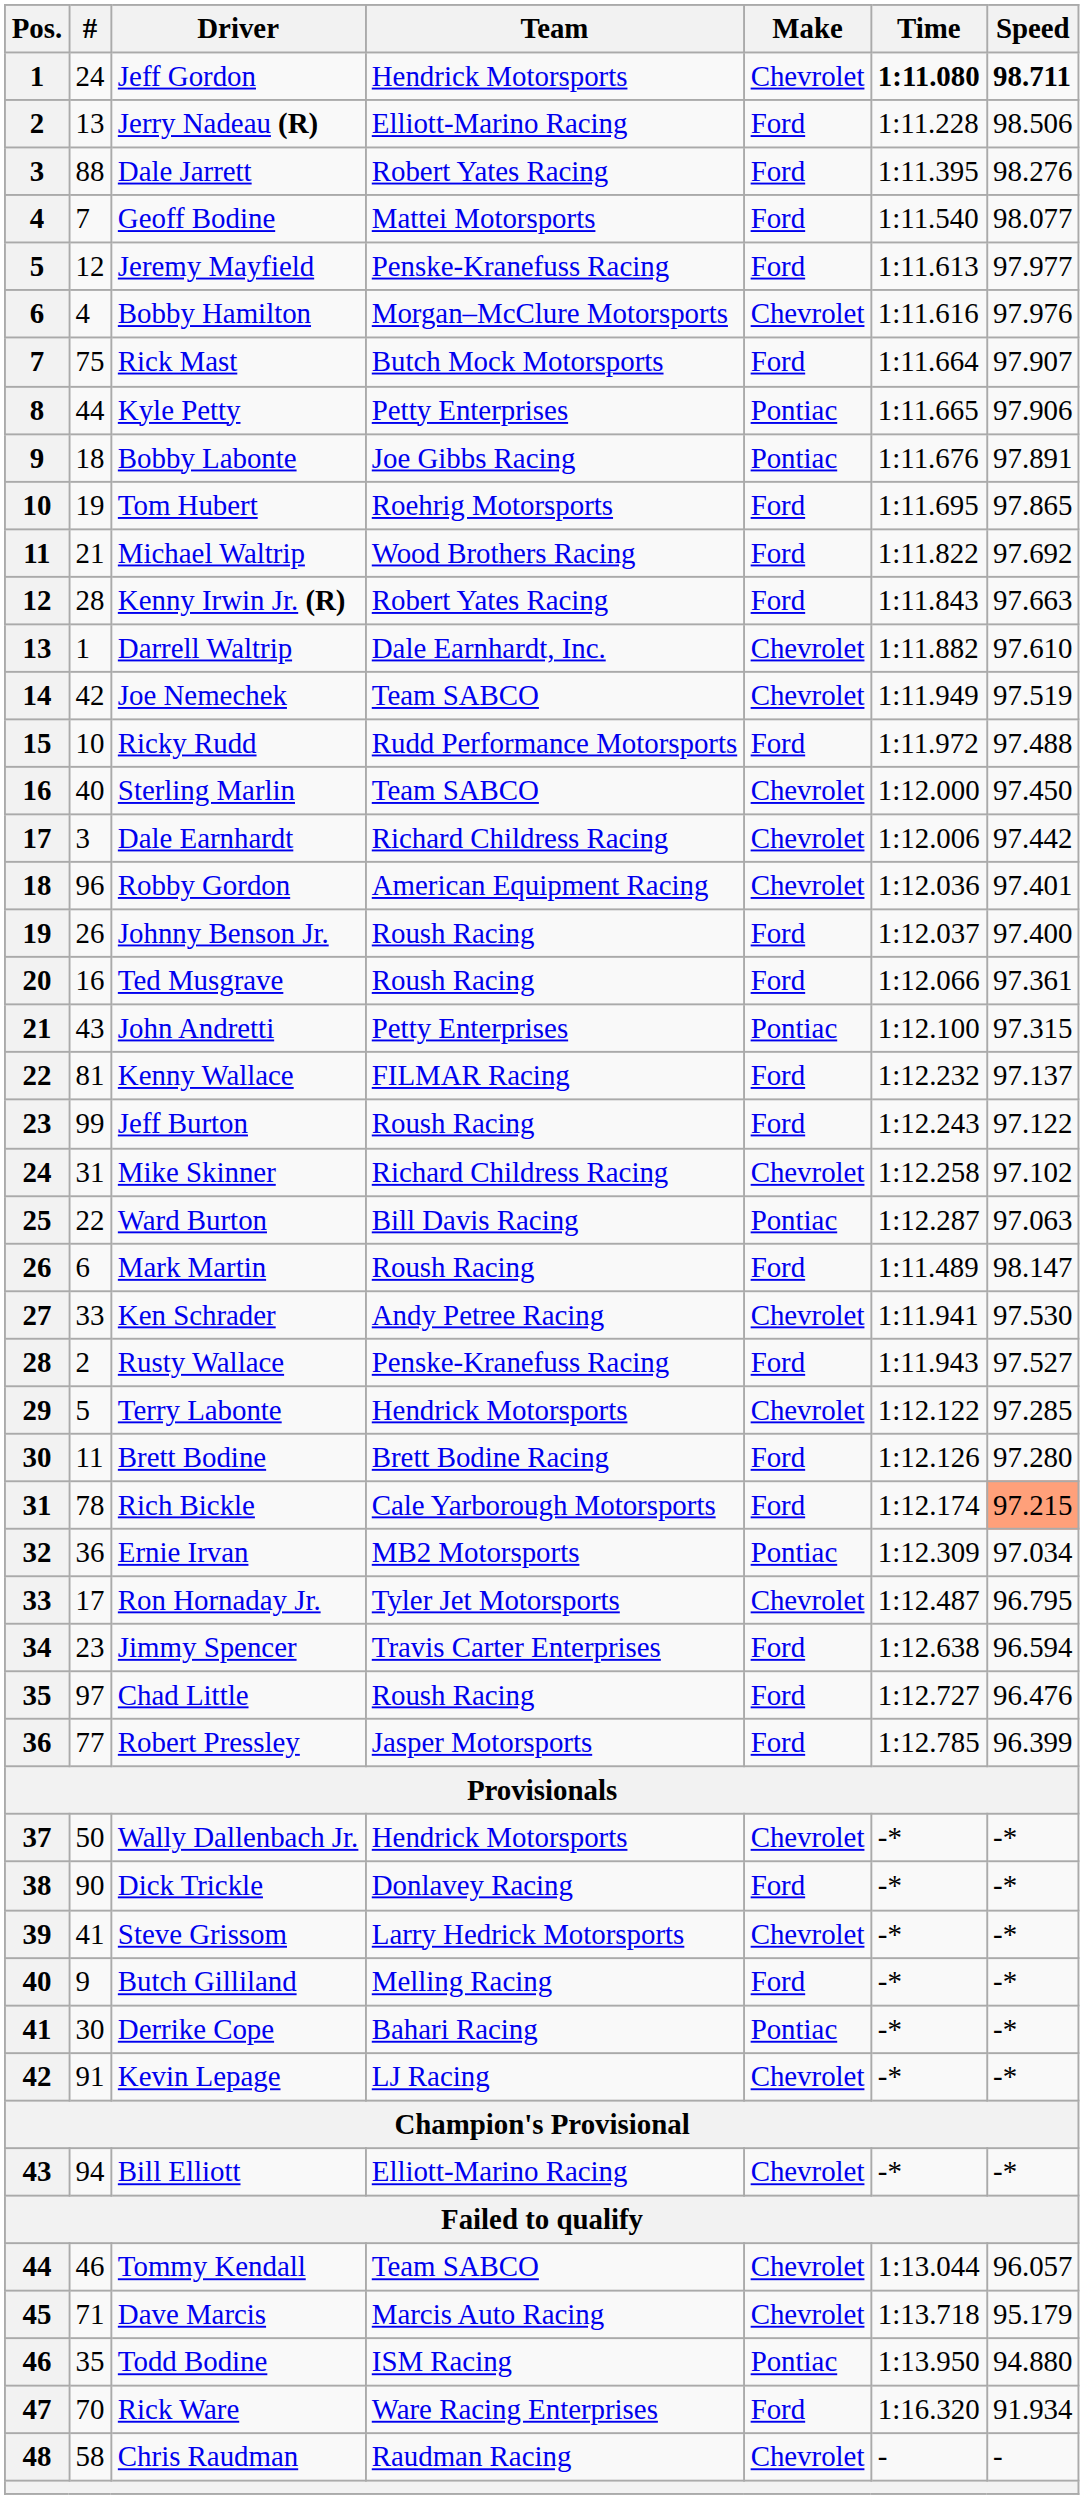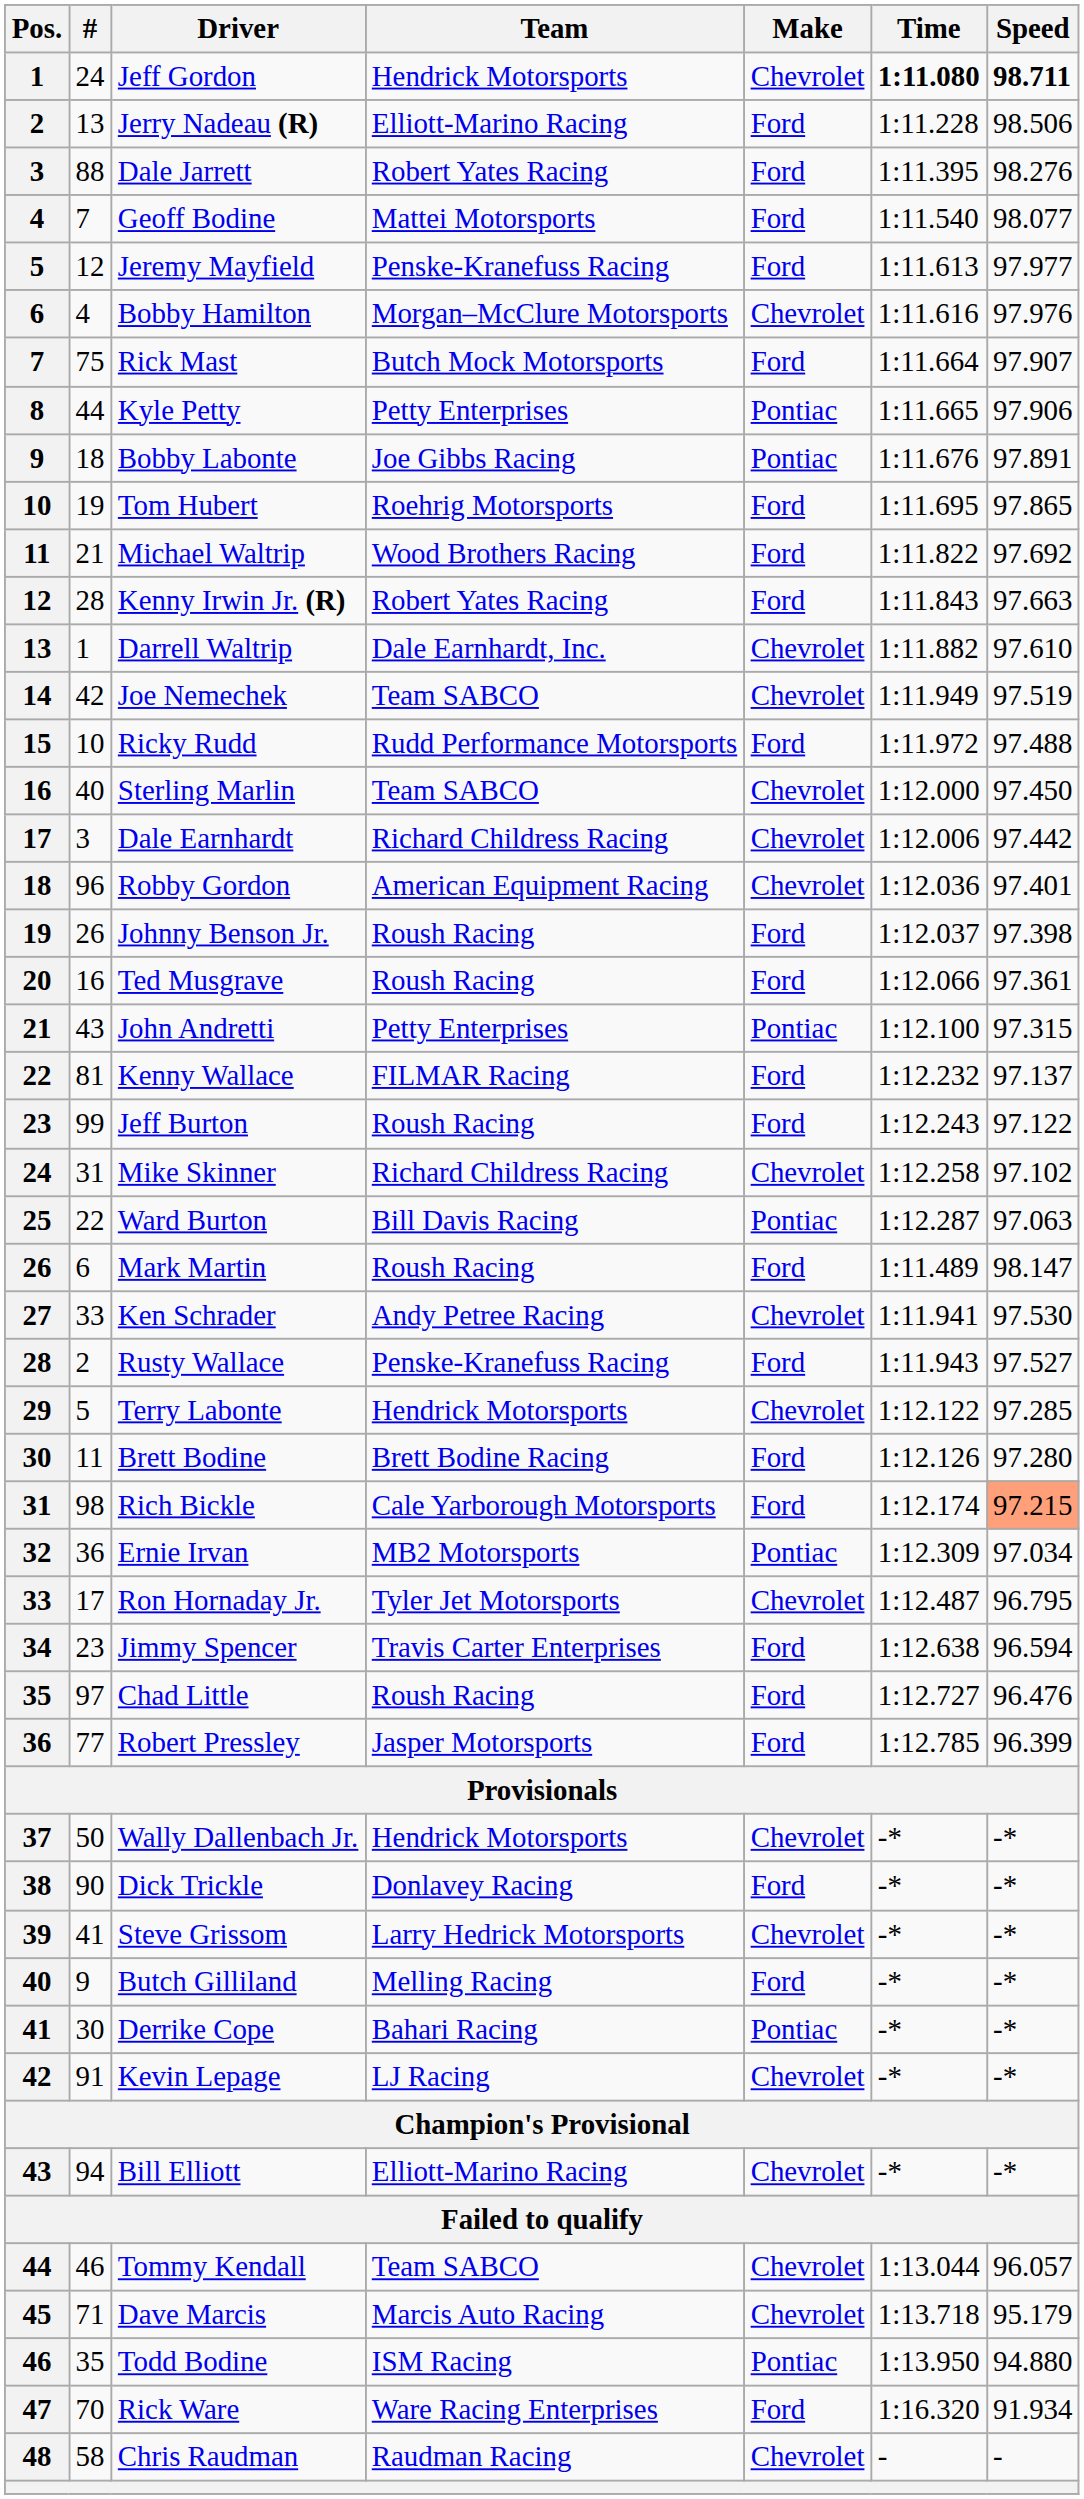(1033, 933) 97.400 -> (1033, 933) 97.398
(90, 1504) 78 -> (90, 1504) 98
